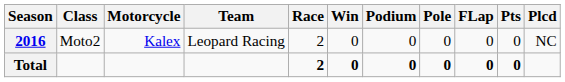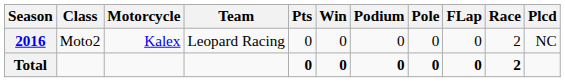columns swapped: (308, 16) <-> (511, 16)
